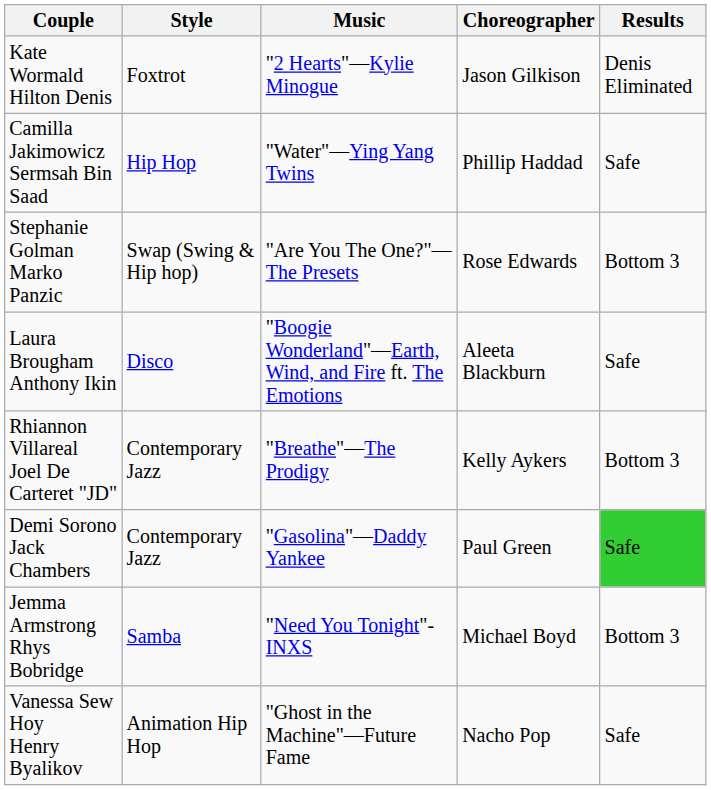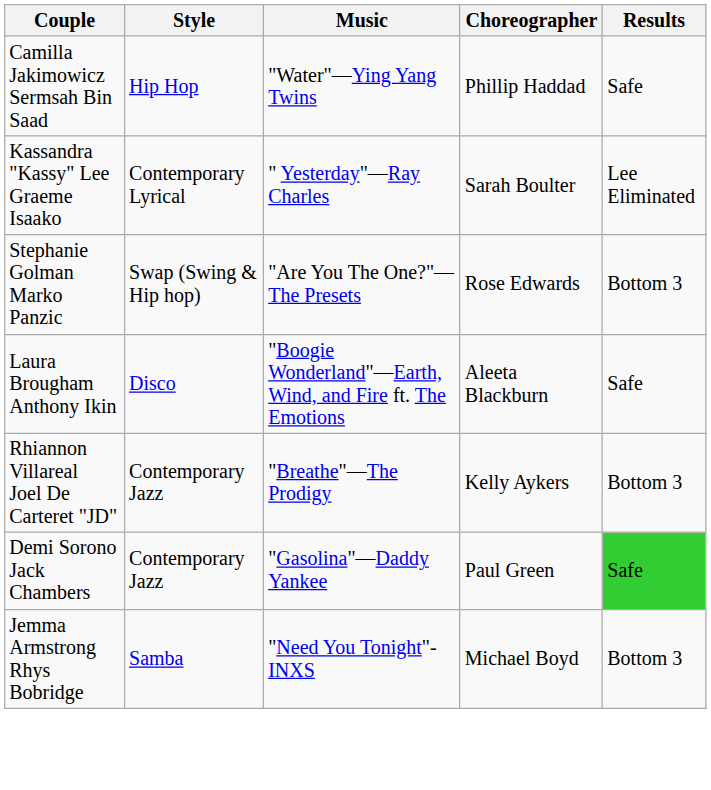- row: (61, 74)
+ row: (59, 185)
- row: (61, 735)
